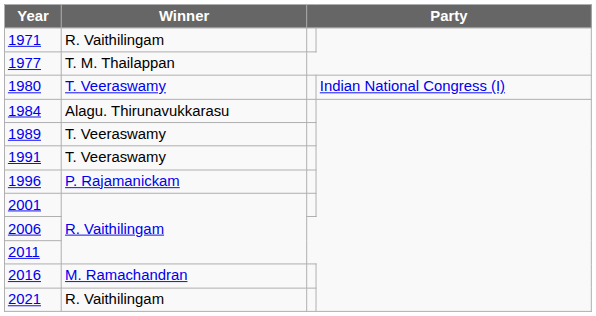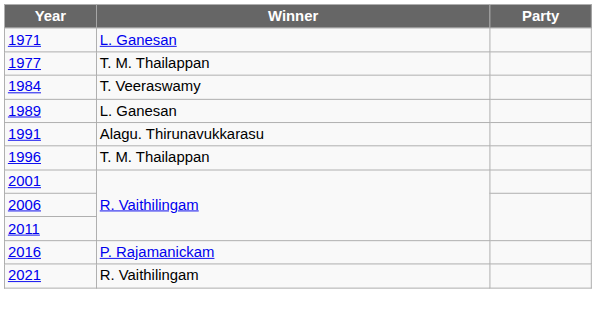(115, 39) R. Vaithilingam -> (138, 39) L. Ganesan
- row: (24, 87)
(147, 110) Alagu. Thirunavukkarasu -> (150, 87) T. Veeraswamy
(116, 134) T. Veeraswamy -> (138, 110) L. Ganesan
(116, 157) T. Veeraswamy -> (182, 134) Alagu. Thirunavukkarasu
(122, 181) P. Rajamanickam -> (155, 157) T. M. Thailappan
(126, 275) M. Ramachandran -> (157, 252) P. Rajamanickam
